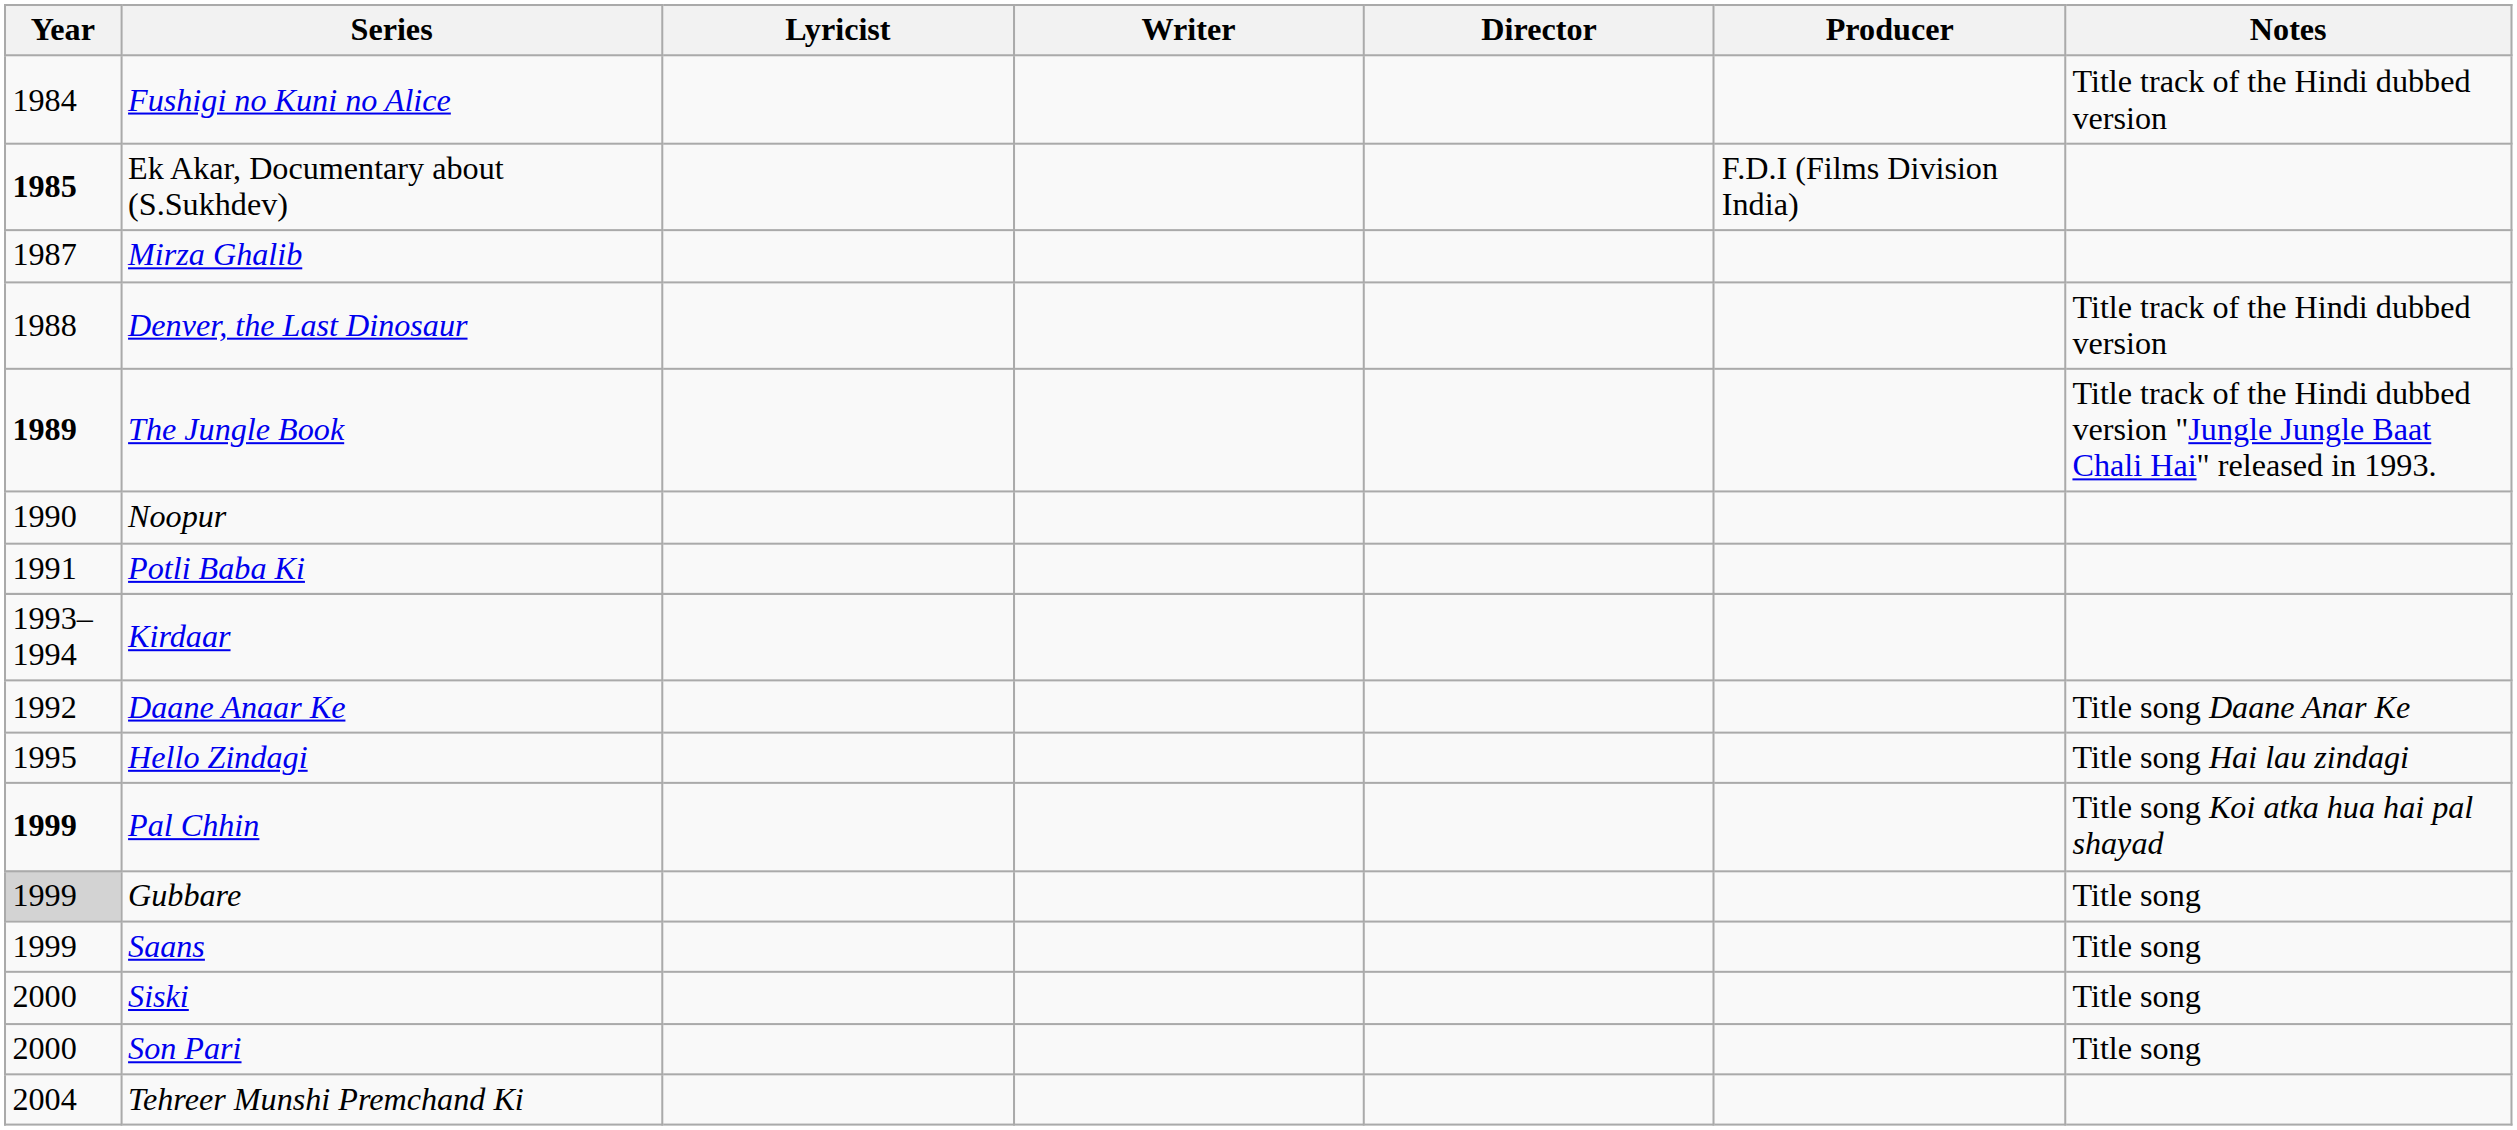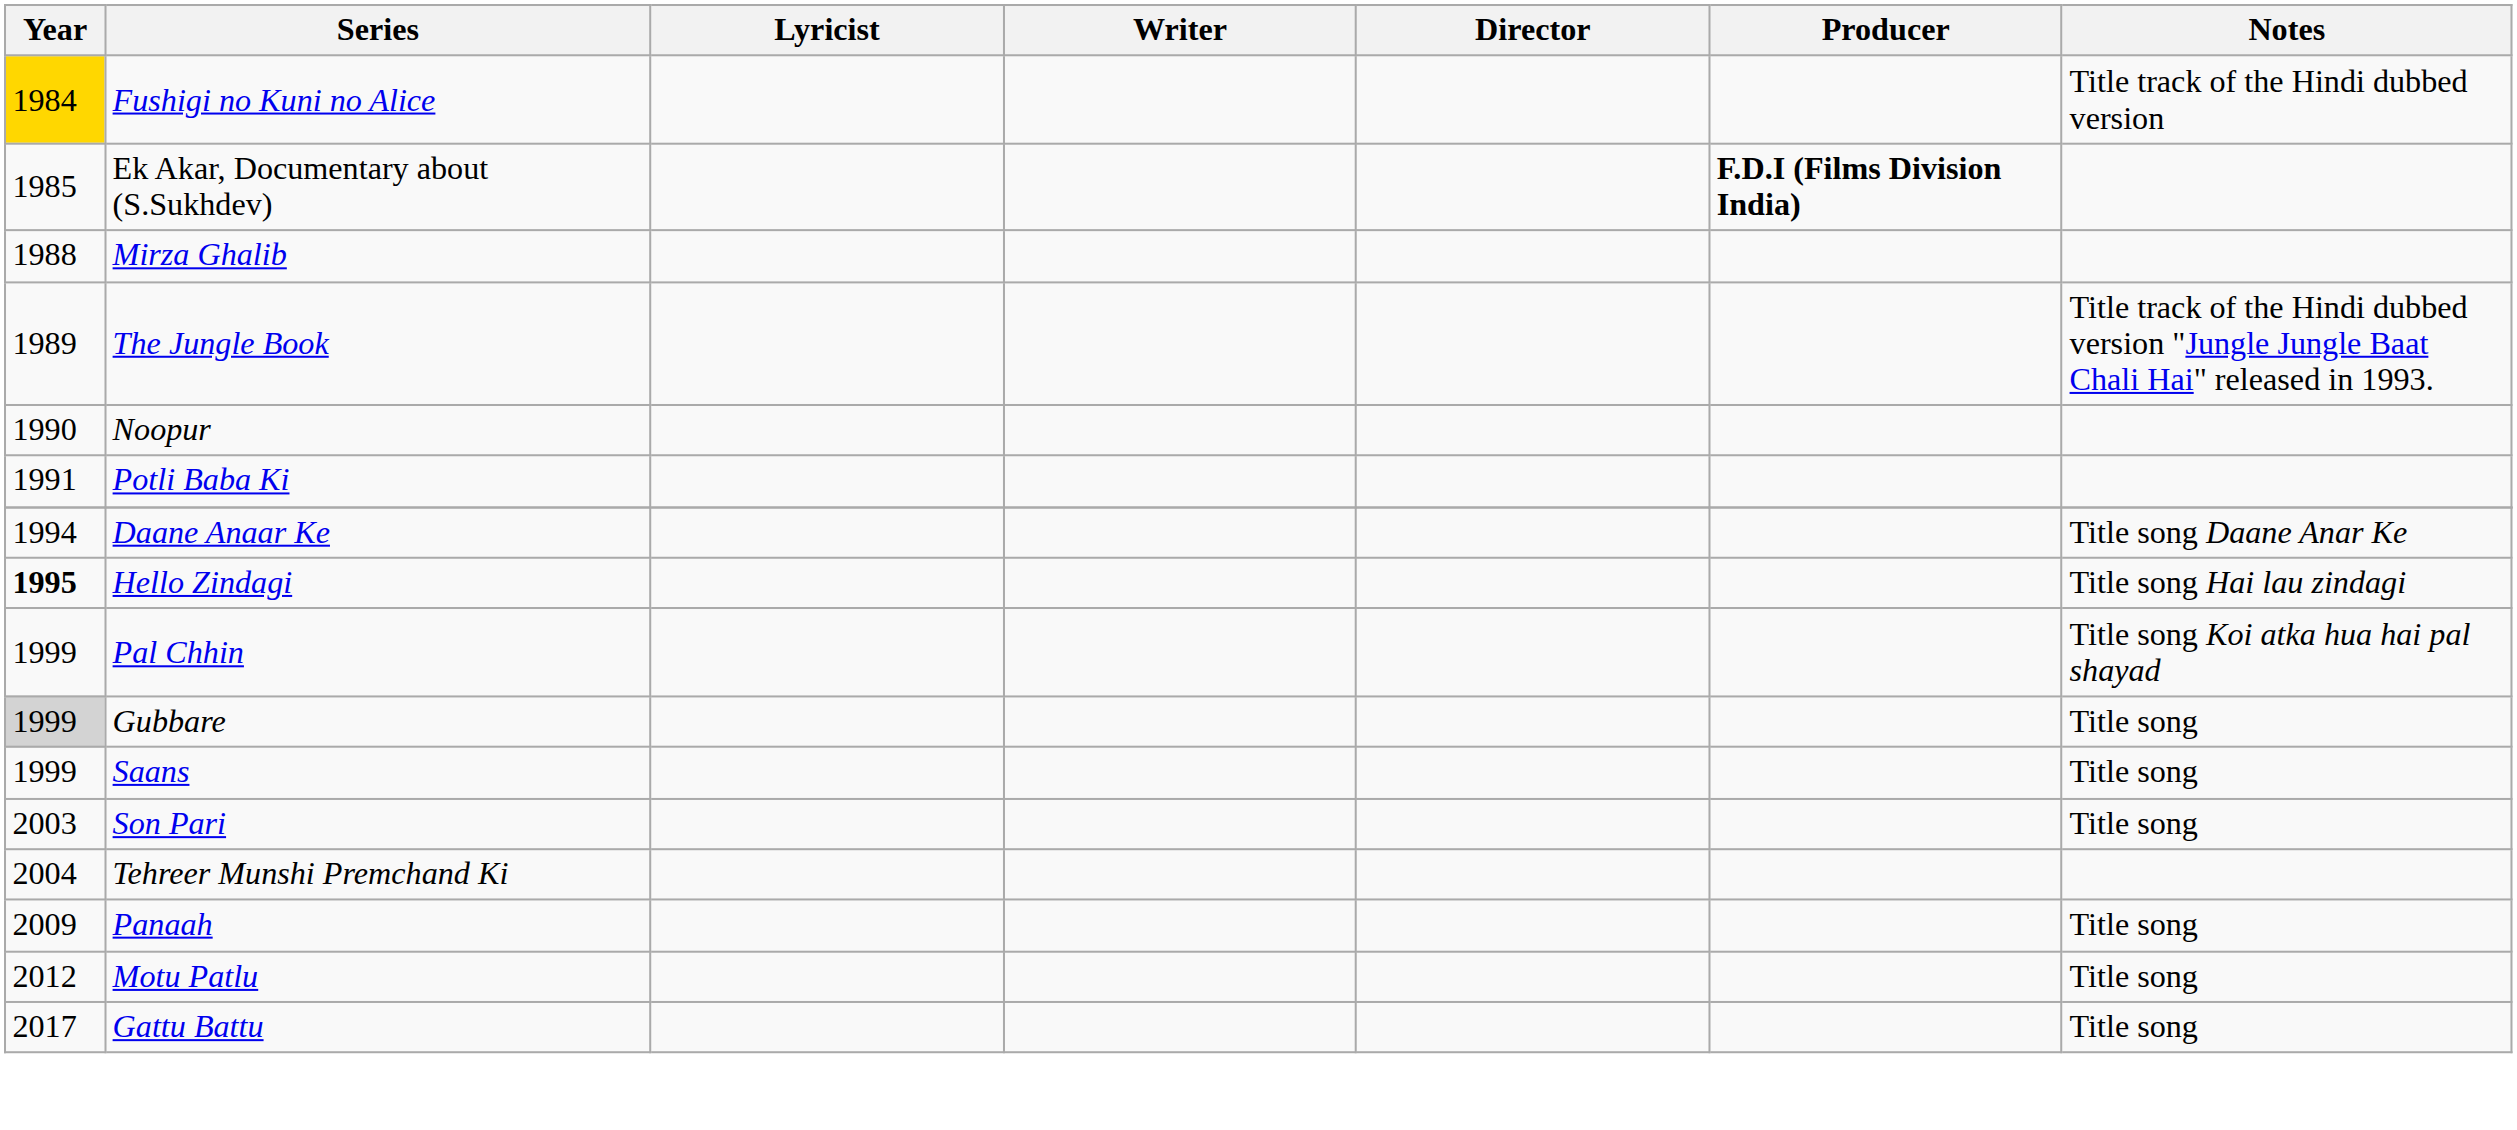(45, 99) no background -> (45, 99) gold background
(45, 186) bold -> (45, 186) normal
(1860, 186) normal -> (1859, 186) bold
(45, 255) 1987 -> (45, 255) 1988
- row: (298, 324)
(45, 429) bold -> (45, 342) normal
- row: (179, 637)
(45, 706) 1992 -> (45, 531) 1994
(45, 757) normal -> (45, 582) bold
(45, 826) bold -> (45, 651) normal
- row: (158, 997)
(45, 1048) 2000 -> (45, 822) 2003
+ row: (163, 924)
+ row: (185, 975)
+ row: (188, 1026)
